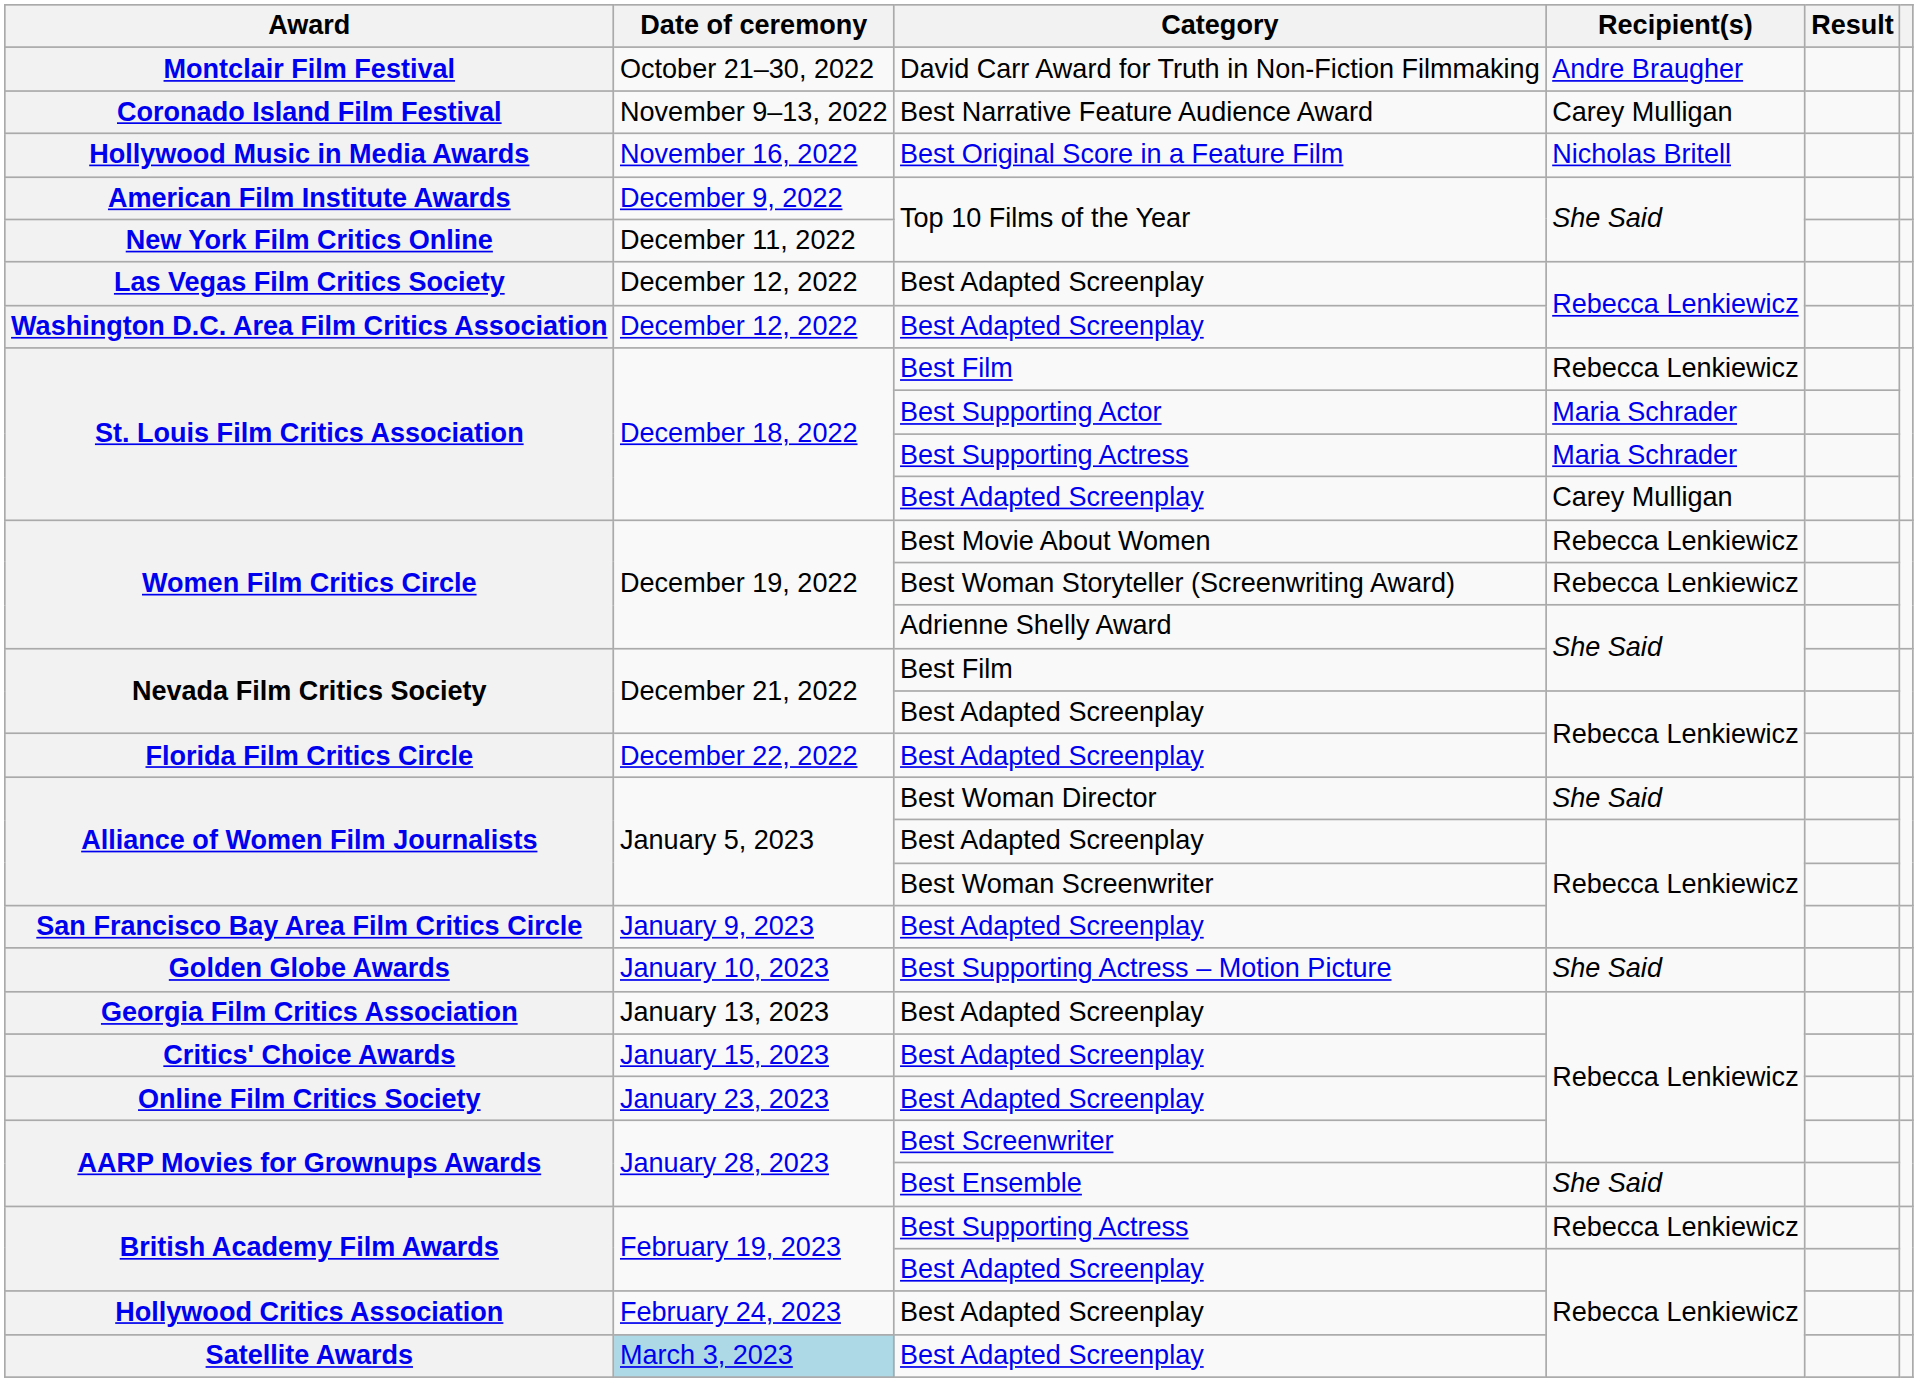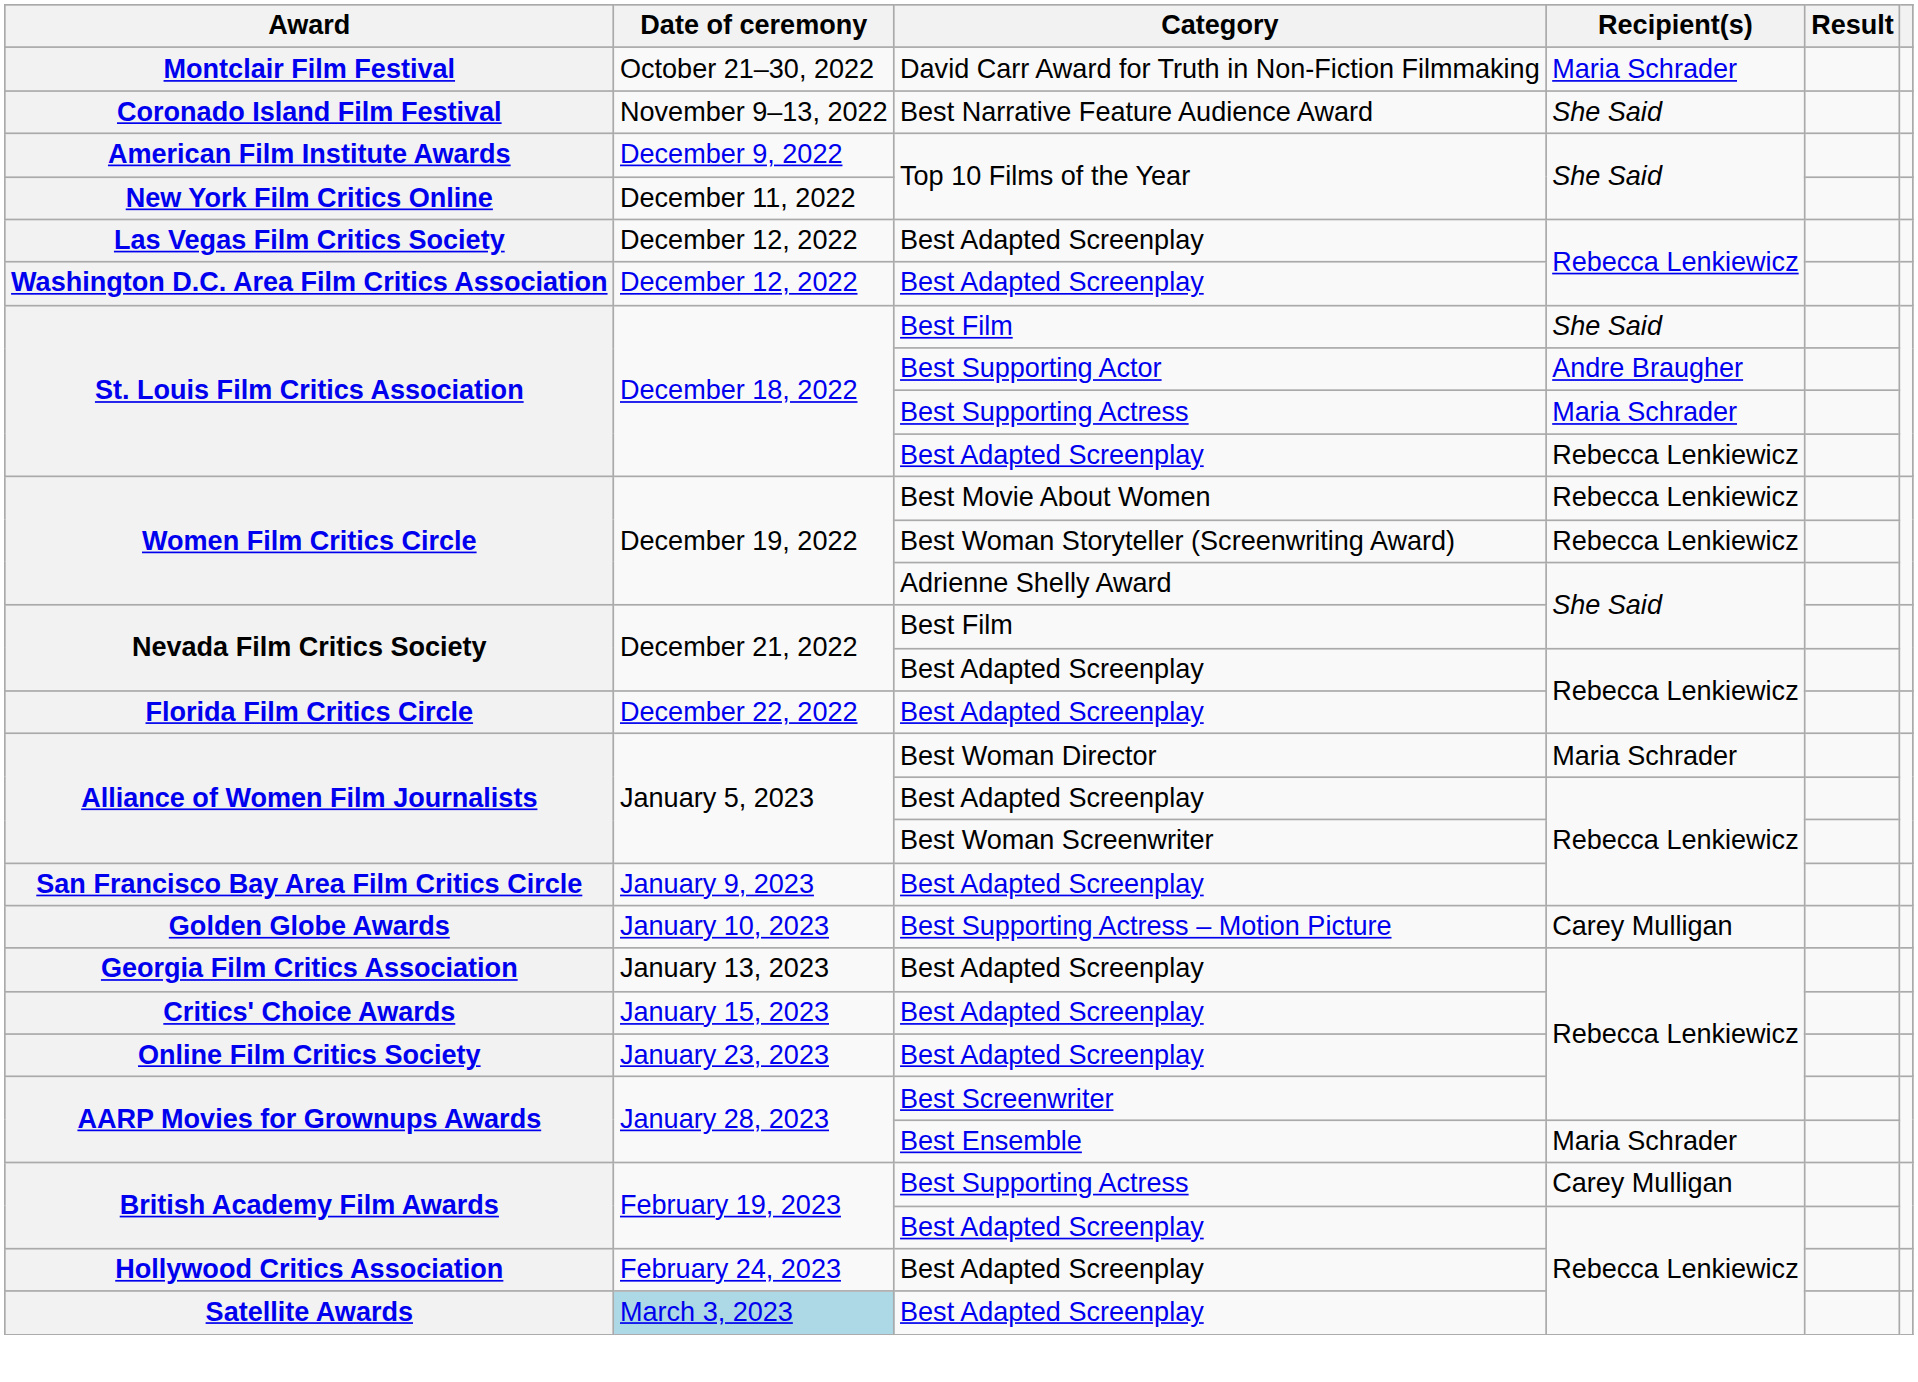(1648, 68) Andre Braugher -> (1645, 68) Maria Schrader
(1642, 111) Carey Mulligan -> (1607, 111) She Said
- row: (309, 154)
(1675, 369) Rebecca Lenkiewicz -> (1607, 326) She Said
(1645, 411) Maria Schrader -> (1648, 369) Andre Braugher
(1642, 497) Carey Mulligan -> (1675, 454) Rebecca Lenkiewicz
(1607, 797) She Said -> (1645, 754) Maria Schrader
(1607, 969) She Said -> (1642, 926) Carey Mulligan
(1607, 1183) She Said -> (1645, 1140) Maria Schrader
(1675, 1226) Rebecca Lenkiewicz -> (1642, 1183) Carey Mulligan
